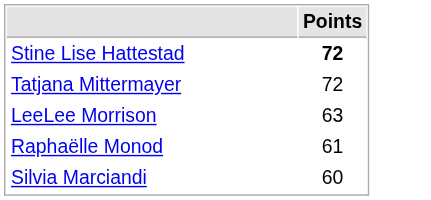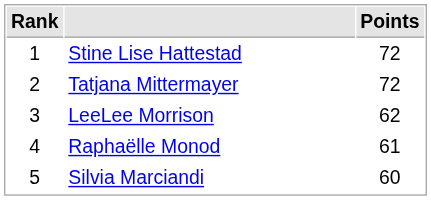+ column: (35, 22)
(333, 54) bold -> (390, 54) normal
(333, 116) 63 -> (390, 116) 62
